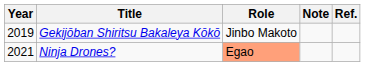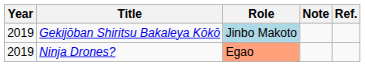(261, 33) no background -> (261, 33) lightblue background
(20, 52) 2021 -> (20, 52) 2019
